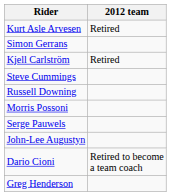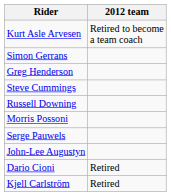(105, 28) Retired -> (127, 34) Retired to become a team coach
rows swapped: (40, 183) <-> (38, 60)
(127, 162) Retired to become a team coach -> (105, 167) Retired
